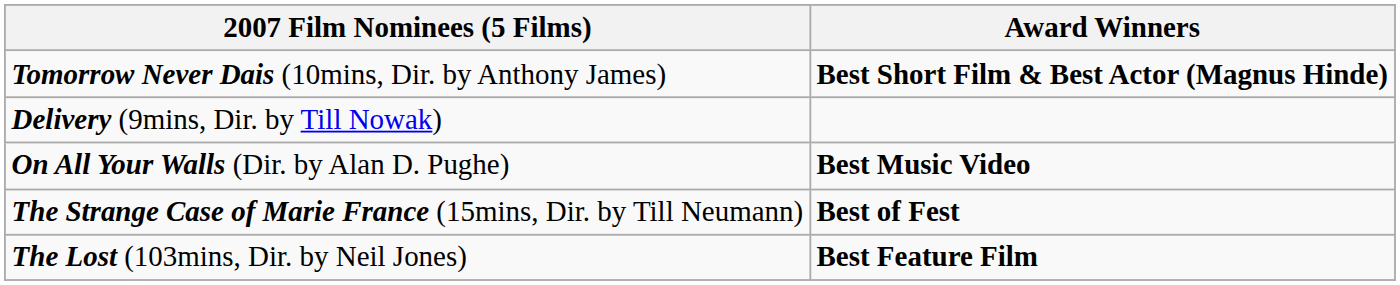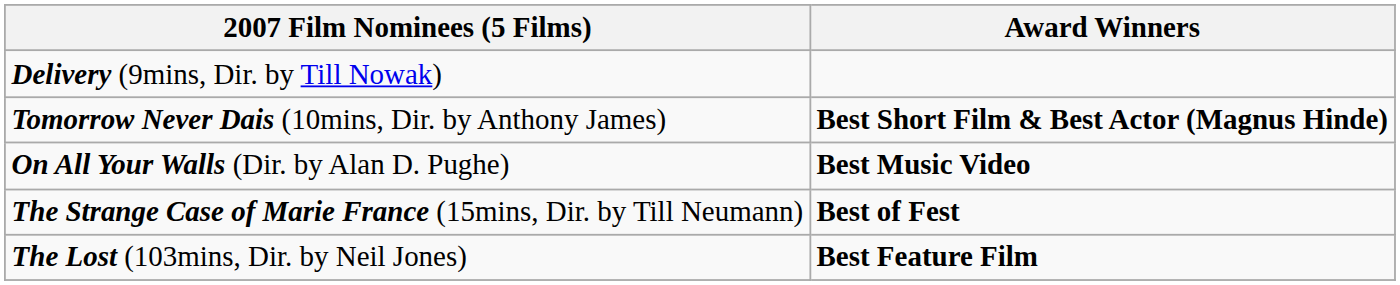rows swapped: (339, 73) <-> (227, 119)
